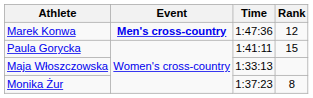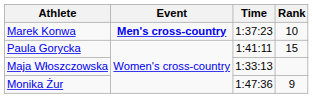(254, 31) 1:47:36 -> (254, 31) 1:37:23
(292, 31) 12 -> (292, 31) 10
(254, 85) 1:37:23 -> (254, 85) 1:47:36
(292, 85) 8 -> (292, 85) 9
